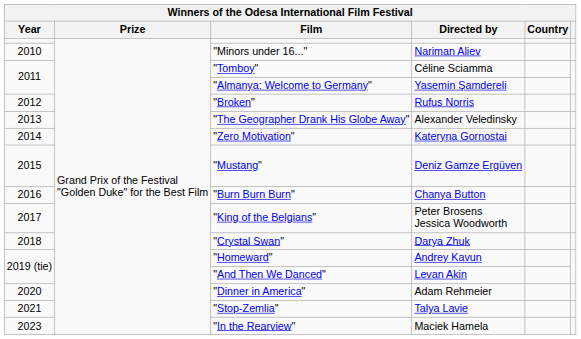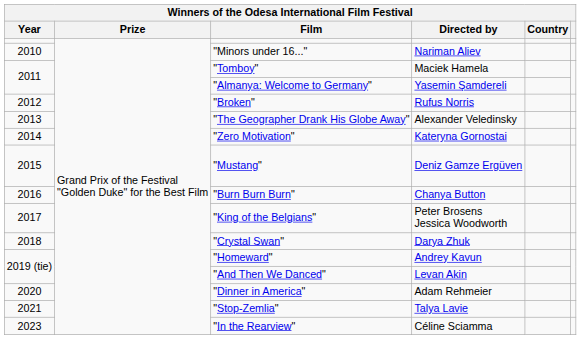(453, 68) Céline Sciamma -> (451, 68) Maciek Hamela
(451, 326) Maciek Hamela -> (453, 326) Céline Sciamma
